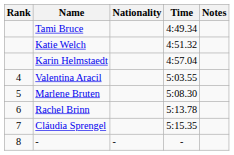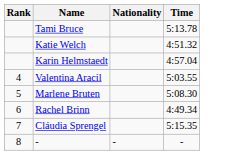- column: (214, 12)
(182, 28) 4:49.34 -> (182, 28) 5:13.78
(182, 110) 5:13.78 -> (182, 110) 4:49.34
